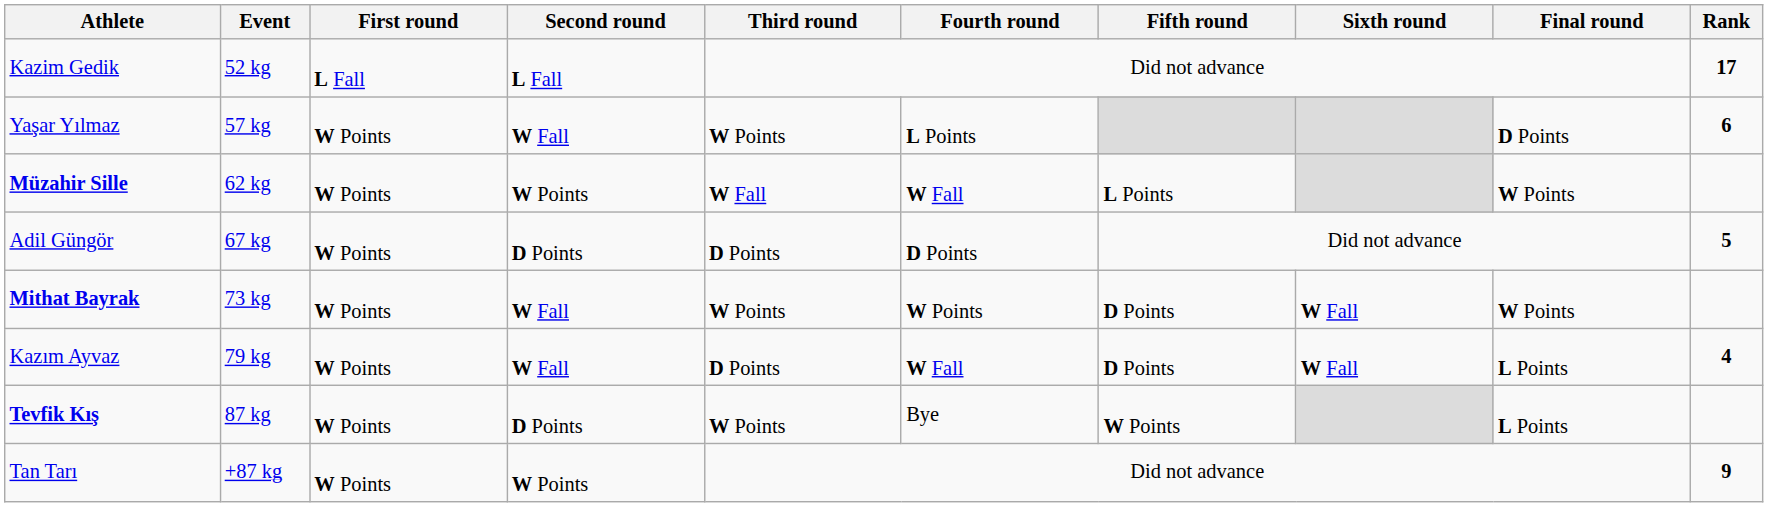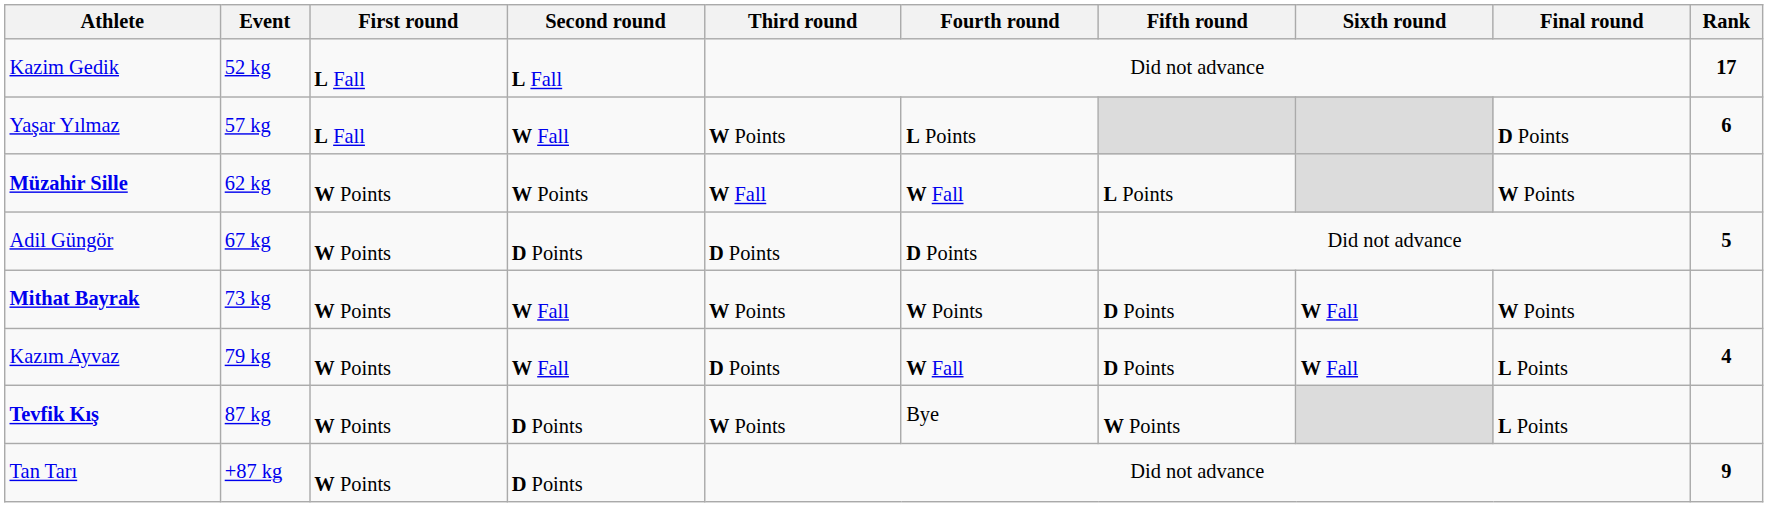(353, 137) W Points -> (340, 137) L Fall
(550, 484) W Points -> (547, 484) D Points
